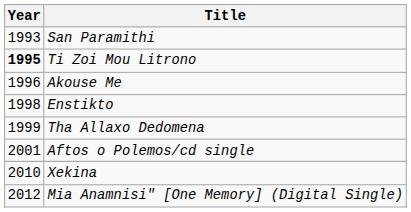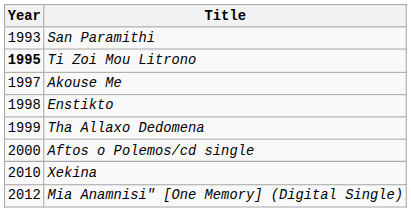(24, 83) 1996 -> (24, 83) 1997
(24, 151) 2001 -> (24, 151) 2000
